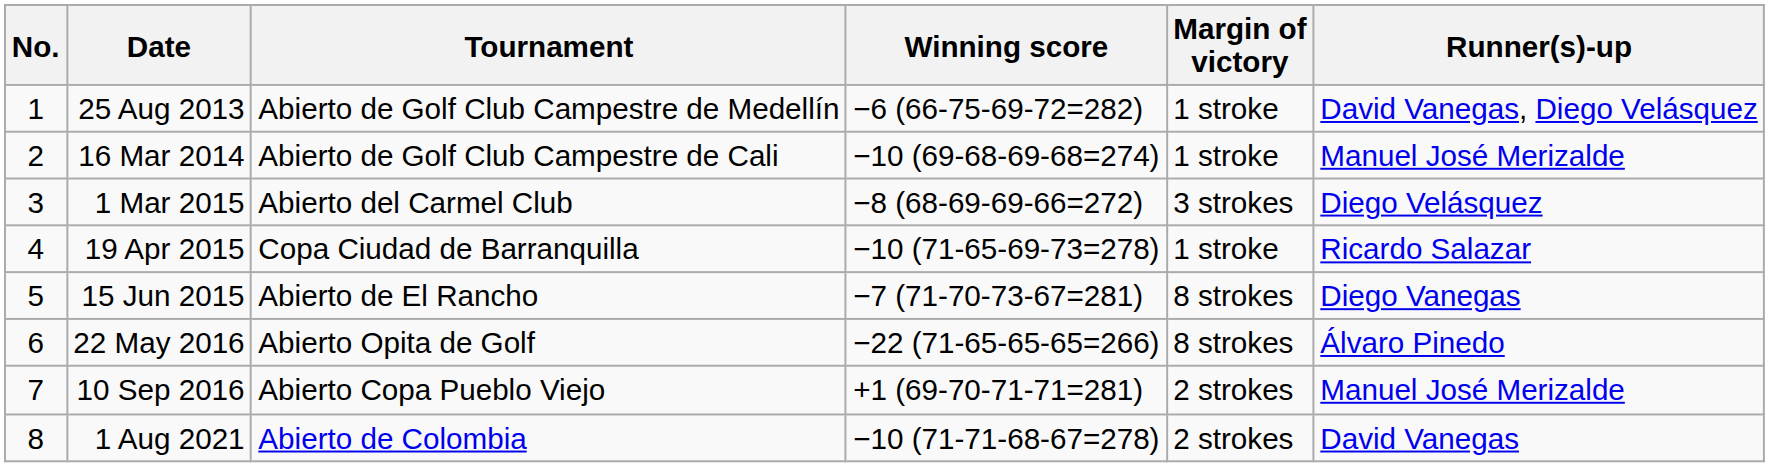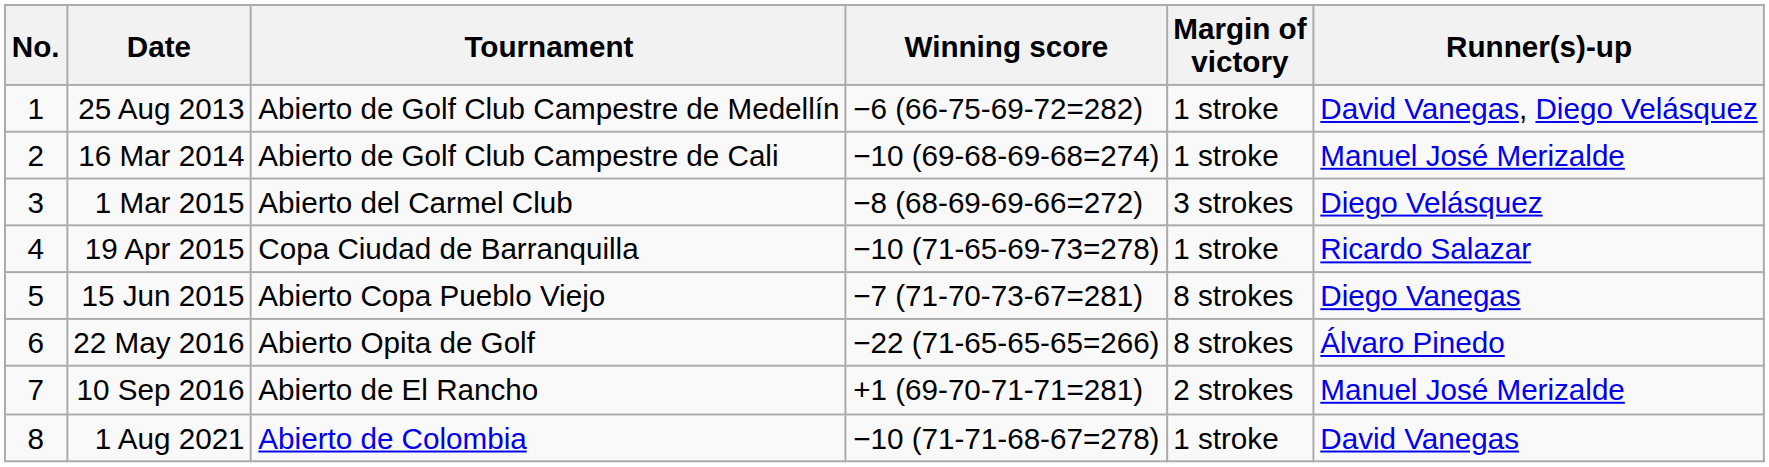(398, 296) Abierto de El Rancho -> (432, 296) Abierto Copa Pueblo Viejo
(432, 390) Abierto Copa Pueblo Viejo -> (398, 390) Abierto de El Rancho
(1233, 437) 2 strokes -> (1226, 437) 1 stroke
